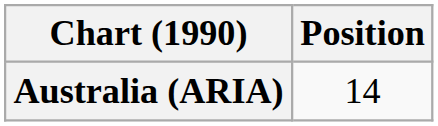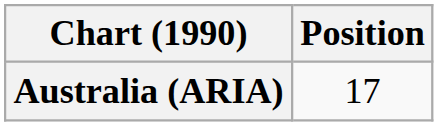(363, 90) 14 -> (363, 90) 17
